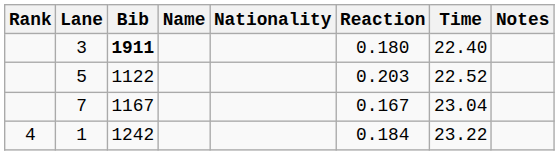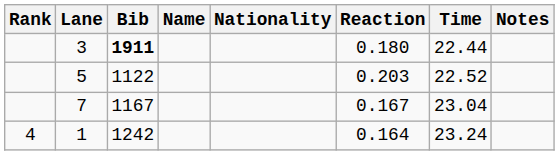(461, 48) 22.40 -> (461, 48) 22.44
(383, 135) 0.184 -> (383, 135) 0.164
(461, 135) 23.22 -> (461, 135) 23.24
